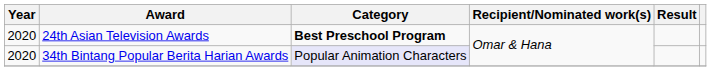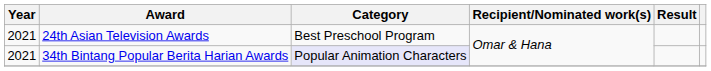(22, 35) 2020 -> (22, 35) 2021
(370, 35) bold -> (365, 35) normal
(22, 55) 2020 -> (22, 55) 2021
